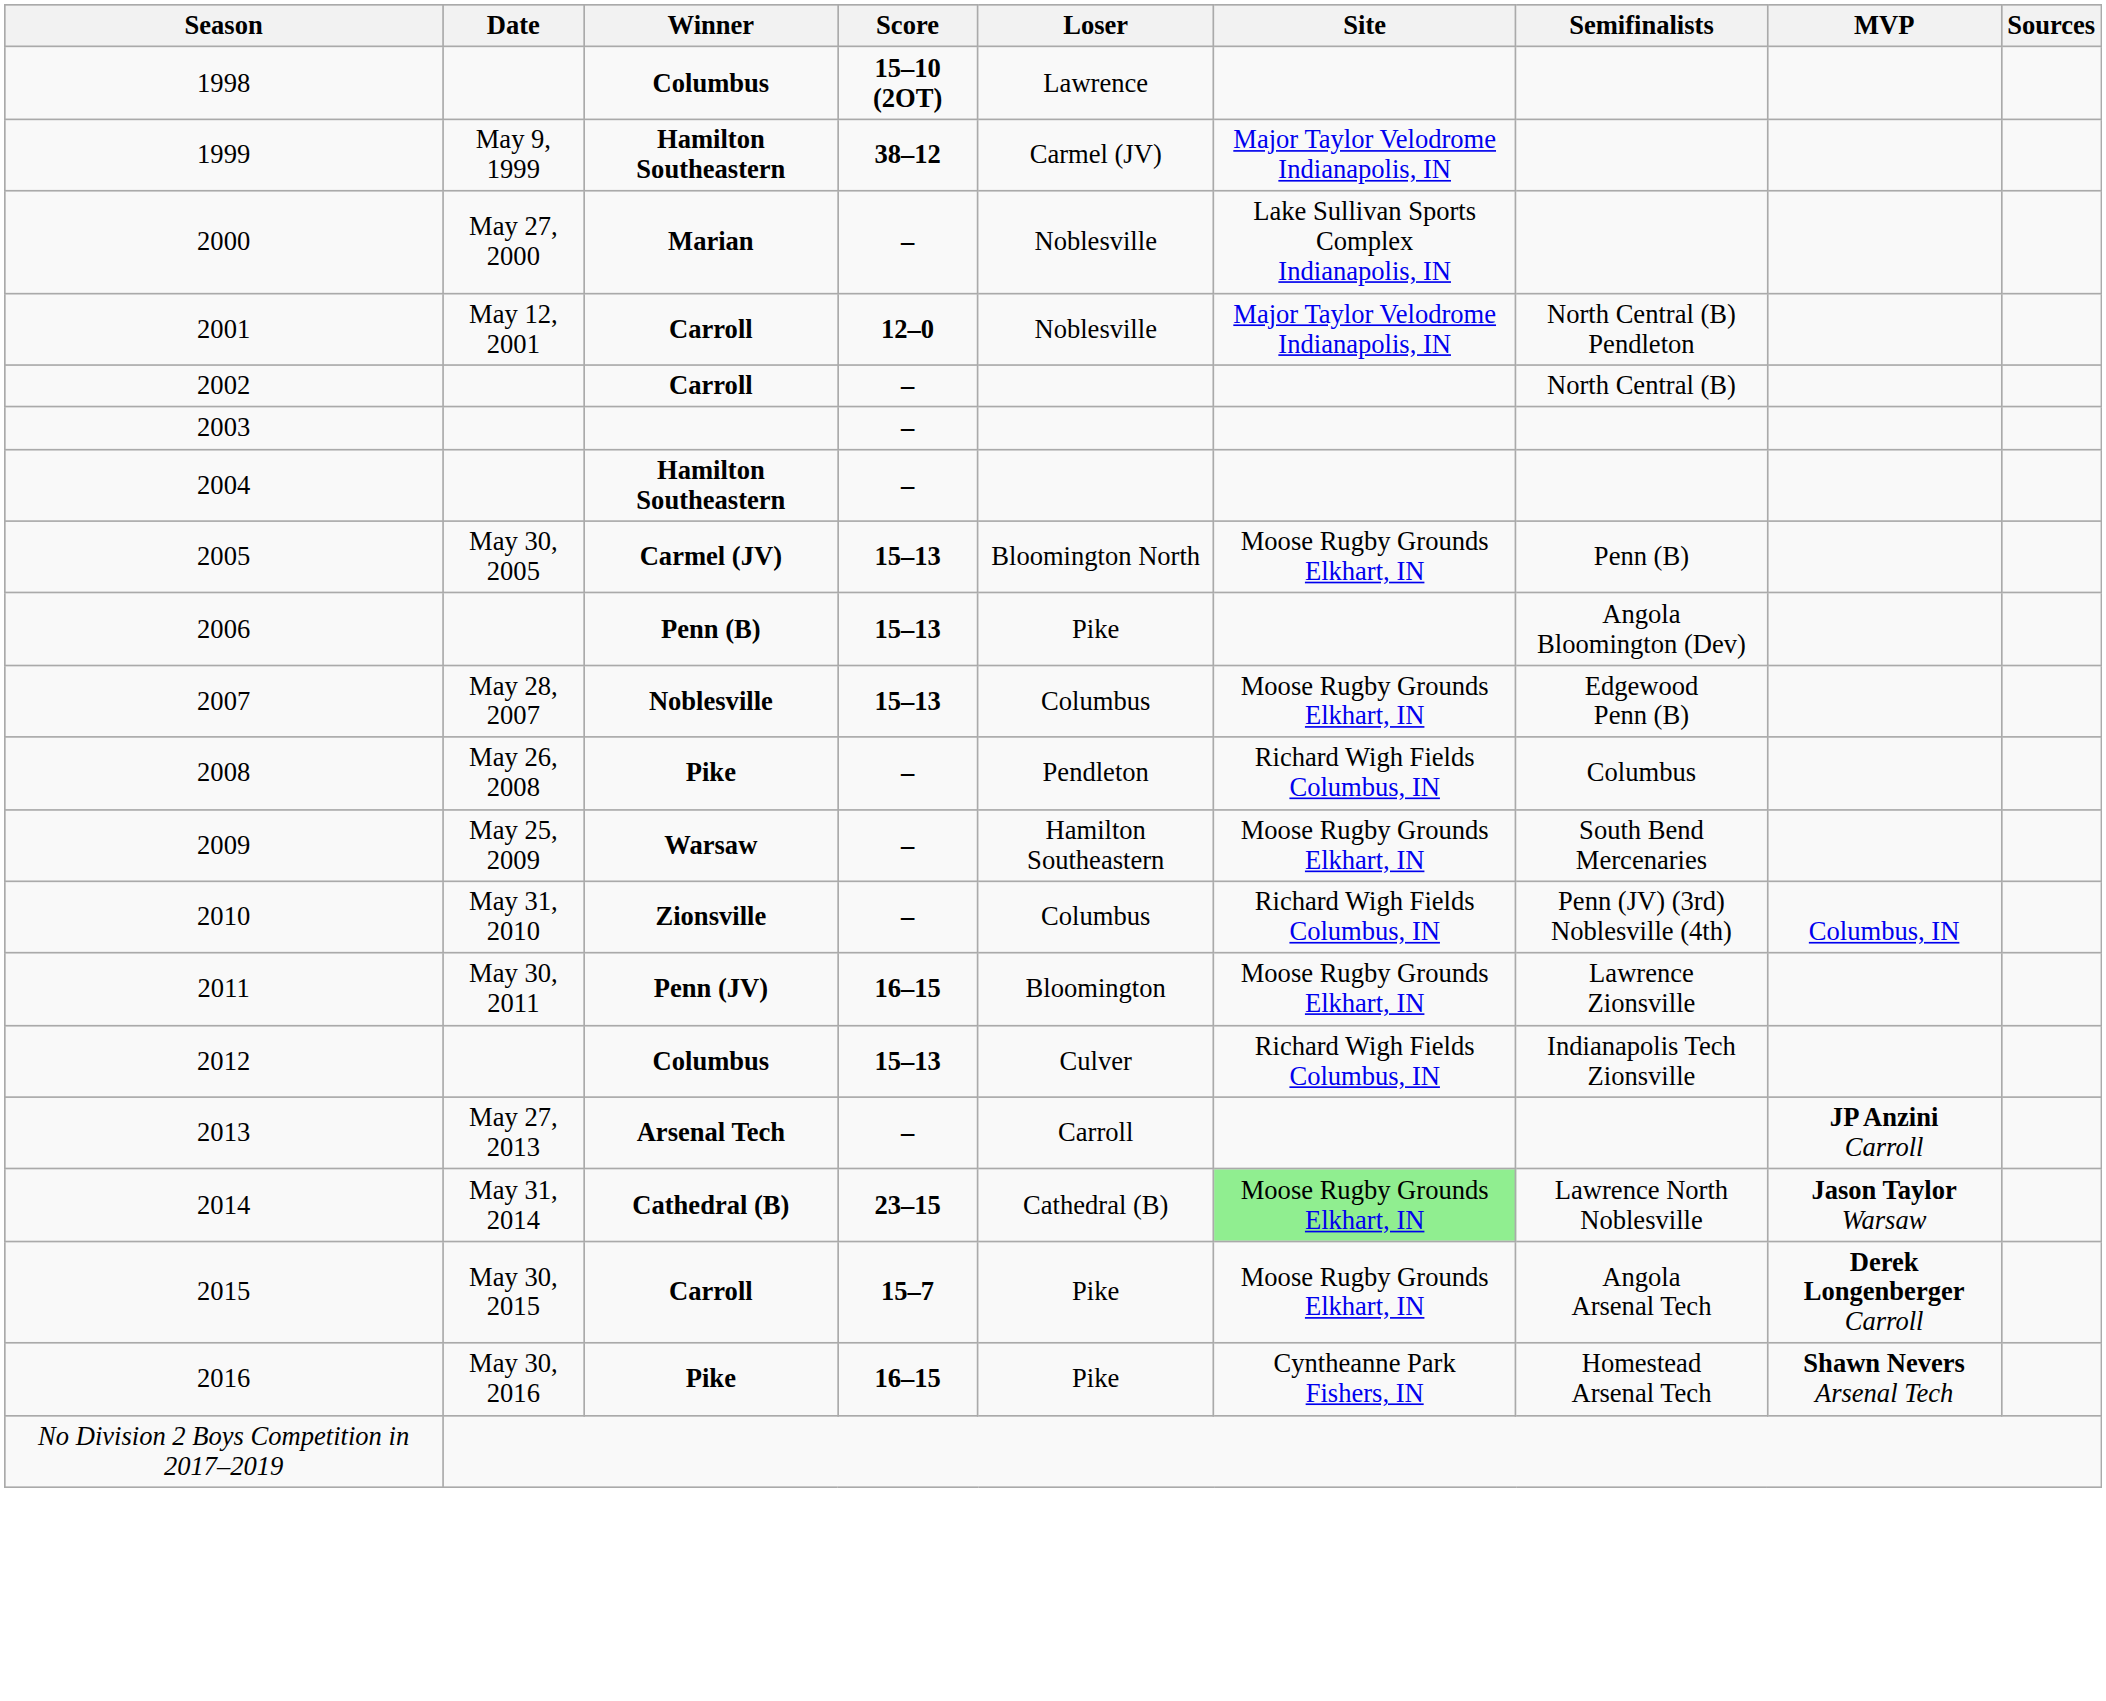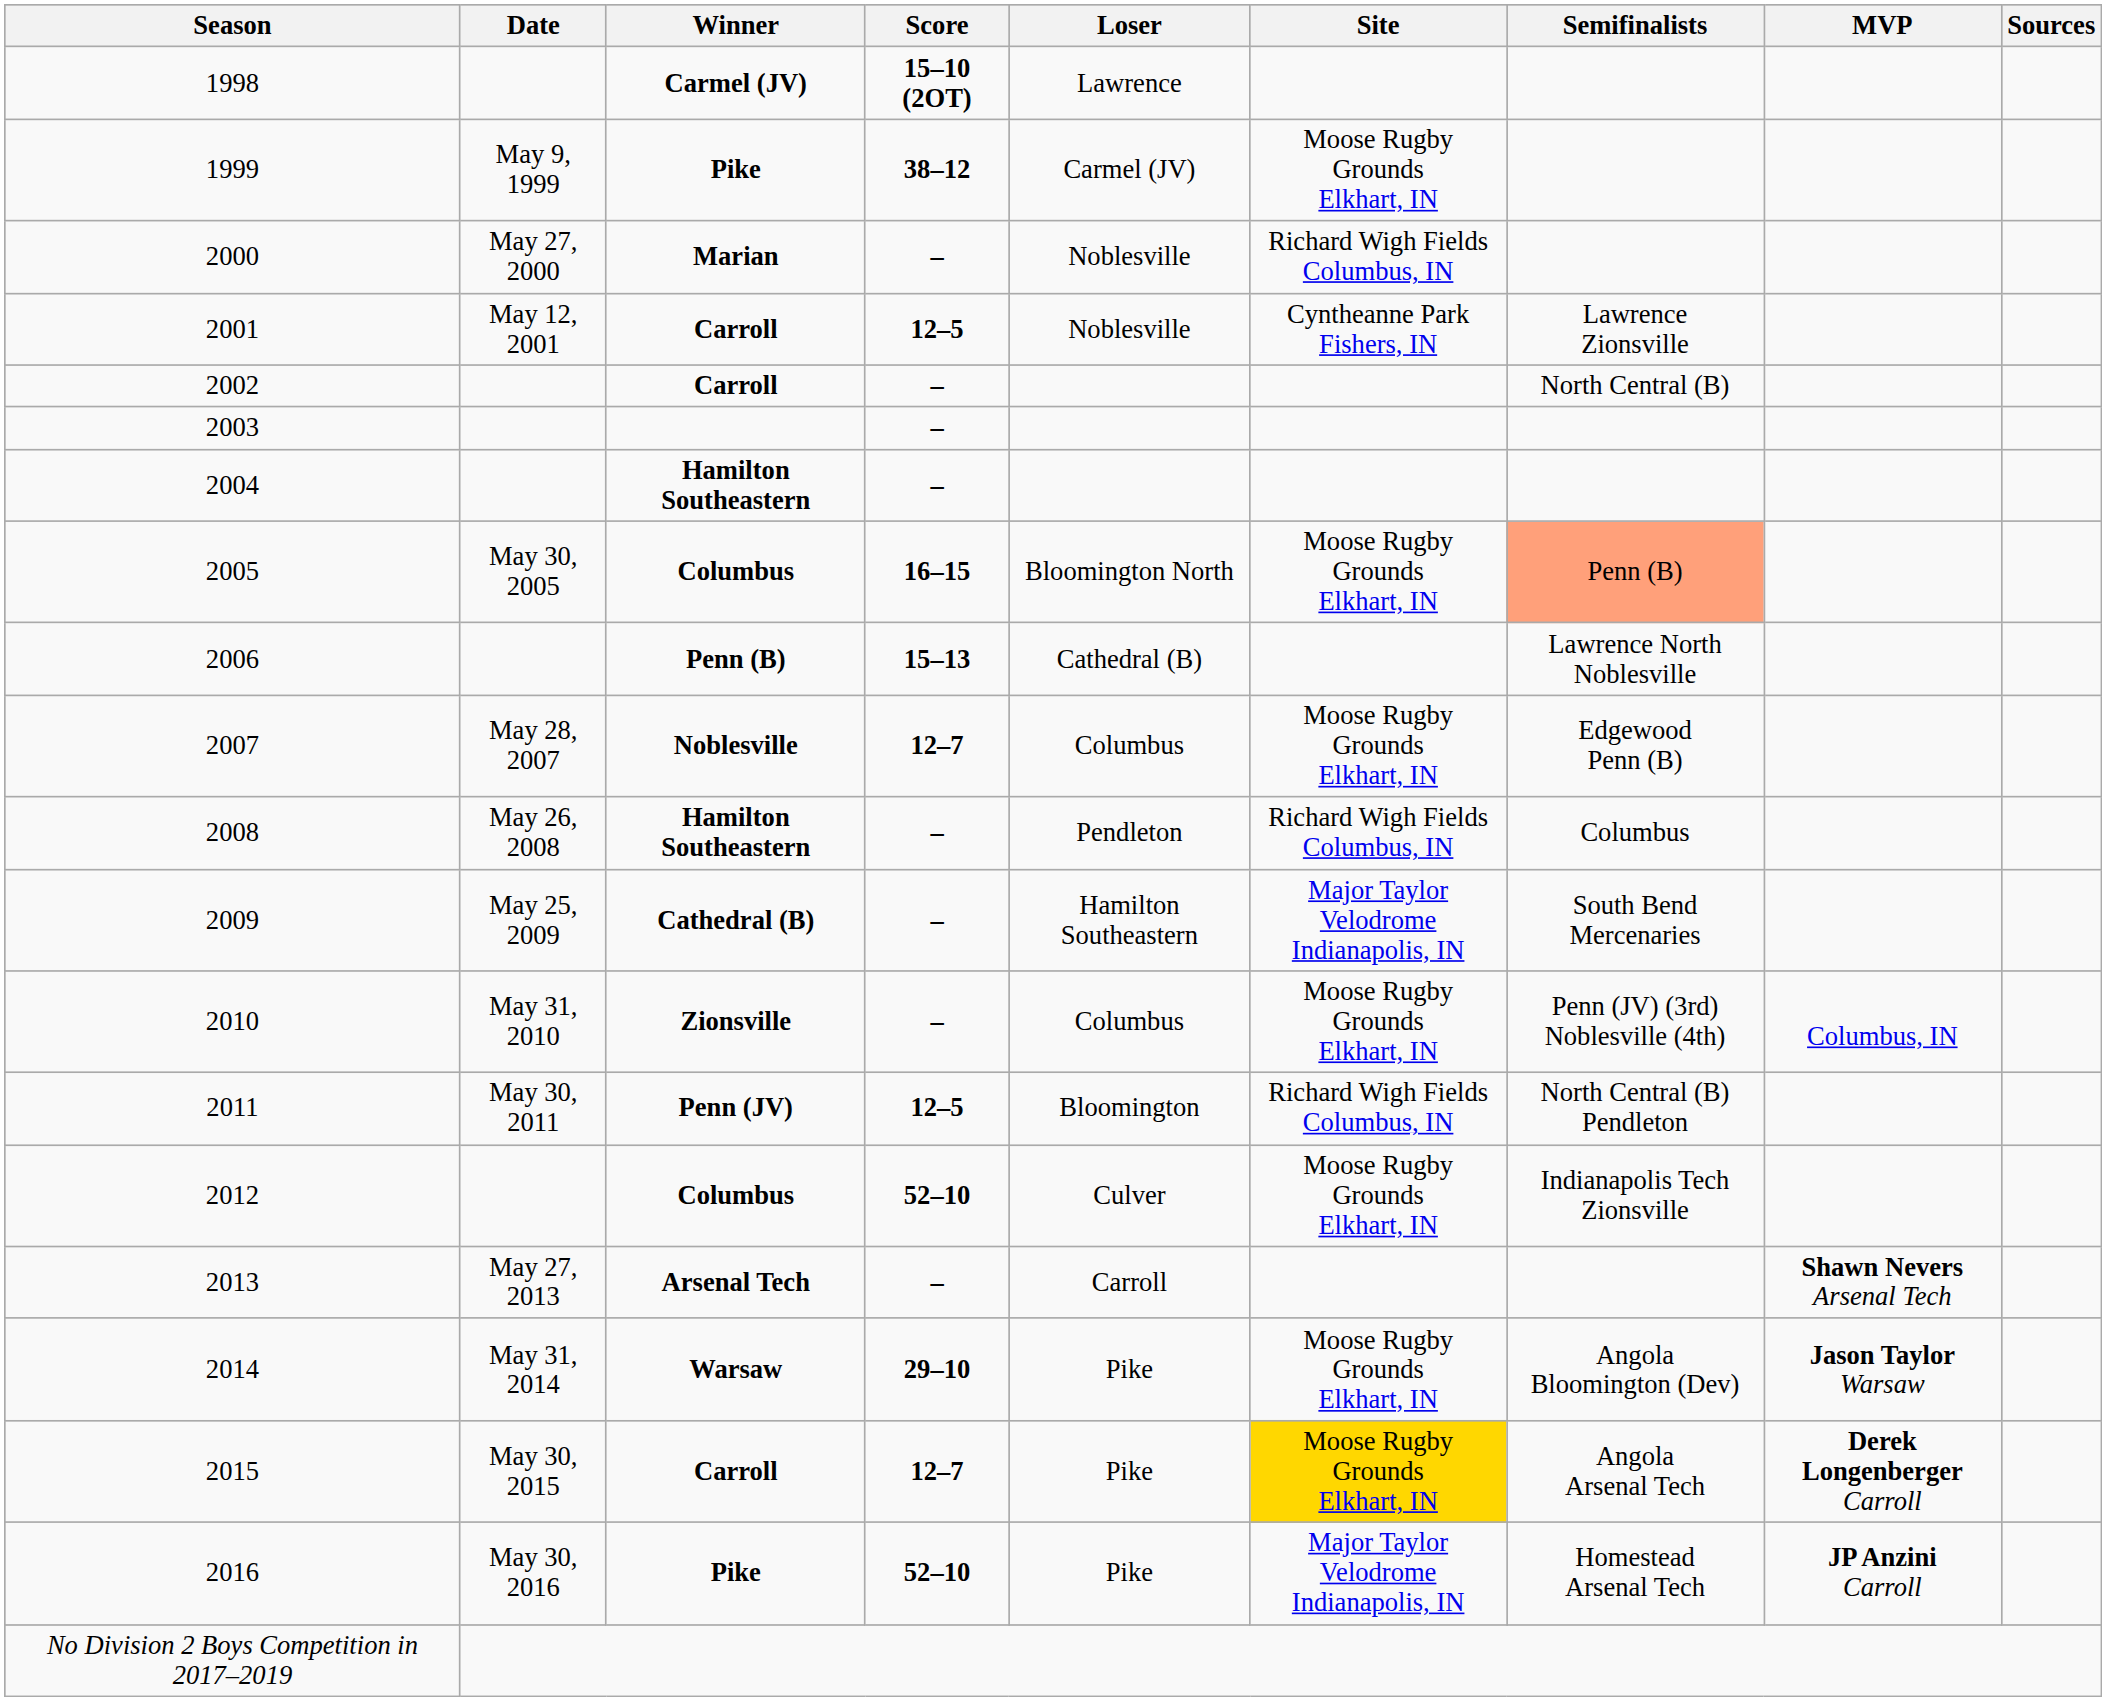(711, 82) Columbus -> (736, 82) Carmel (JV)
(711, 154) Hamilton Southeastern -> (736, 169) Pike
(1365, 154) Major Taylor Velodrome Indianapolis, IN -> (1378, 169) Moose Rugby Grounds Elkhart, IN
(1365, 241) Lake Sullivan Sports Complex Indianapolis, IN -> (1378, 256) Richard Wigh Fields Columbus, IN
(908, 328) 12–0 -> (937, 328) 12–5
(1365, 328) Major Taylor Velodrome Indianapolis, IN -> (1378, 328) Cyntheanne Park Fishers, IN
(1641, 328) North Central (B) Pendleton -> (1635, 328) Lawrence Zionsville
(711, 556) Carmel (JV) -> (736, 571) Columbus
(908, 556) 15–13 -> (937, 571) 16–15
(1641, 556) no background -> (1635, 571) lightsalmon background
(1096, 628) Pike -> (1129, 658) Cathedral (B)
(1641, 628) Angola Bloomington (Dev) -> (1635, 658) Lawrence North Noblesville
(908, 700) 15–13 -> (937, 745) 12–7
(711, 772) Pike -> (736, 832) Hamilton Southeastern
(711, 844) Warsaw -> (736, 919) Cathedral (B)
(1365, 844) Moose Rugby Grounds Elkhart, IN -> (1378, 919) Major Taylor Velodrome Indianapolis, IN
(1365, 916) Richard Wigh Fields Columbus, IN -> (1378, 1021) Moose Rugby Grounds Elkhart, IN
(908, 988) 16–15 -> (937, 1108) 12–5
(1365, 988) Moose Rugby Grounds Elkhart, IN -> (1378, 1108) Richard Wigh Fields Columbus, IN
(1641, 988) Lawrence Zionsville -> (1635, 1108) North Central (B) Pendleton
(908, 1060) 15–13 -> (937, 1195) 52–10
(1365, 1060) Richard Wigh Fields Columbus, IN -> (1378, 1195) Moose Rugby Grounds Elkhart, IN
(1884, 1132) JP Anzini Carroll -> (1882, 1282) Shawn Nevers Arsenal Tech
(711, 1204) Cathedral (B) -> (736, 1369) Warsaw
(908, 1204) 23–15 -> (937, 1369) 29–10
(1096, 1204) Cathedral (B) -> (1129, 1369) Pike
(1365, 1204) lightgreen background -> (1378, 1369) no background
(1641, 1204) Lawrence North Noblesville -> (1635, 1369) Angola Bloomington (Dev)
(908, 1291) 15–7 -> (937, 1471) 12–7
(1365, 1291) no background -> (1378, 1471) gold background
(908, 1378) 16–15 -> (937, 1572) 52–10
(1365, 1378) Cyntheanne Park Fishers, IN -> (1378, 1572) Major Taylor Velodrome Indianapolis, IN
(1884, 1378) Shawn Nevers Arsenal Tech -> (1882, 1572) JP Anzini Carroll
